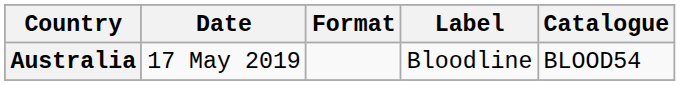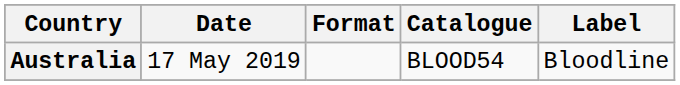columns swapped: (470, 24) <-> (606, 24)
